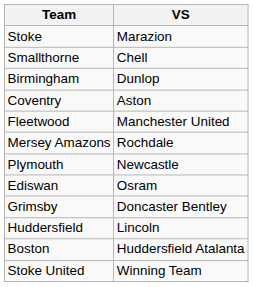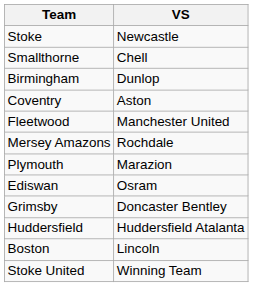(144, 36) Marazion -> (148, 36) Newcastle
(148, 164) Newcastle -> (144, 164) Marazion
(138, 228) Lincoln -> (181, 228) Huddersfield Atalanta
(181, 249) Huddersfield Atalanta -> (138, 249) Lincoln
